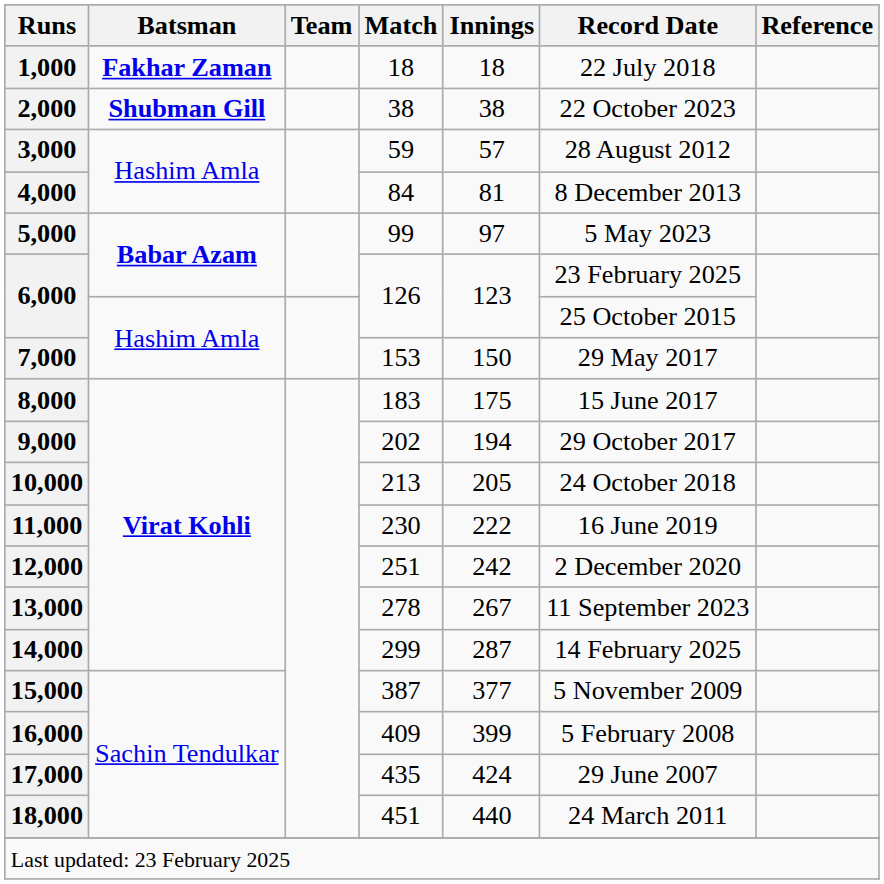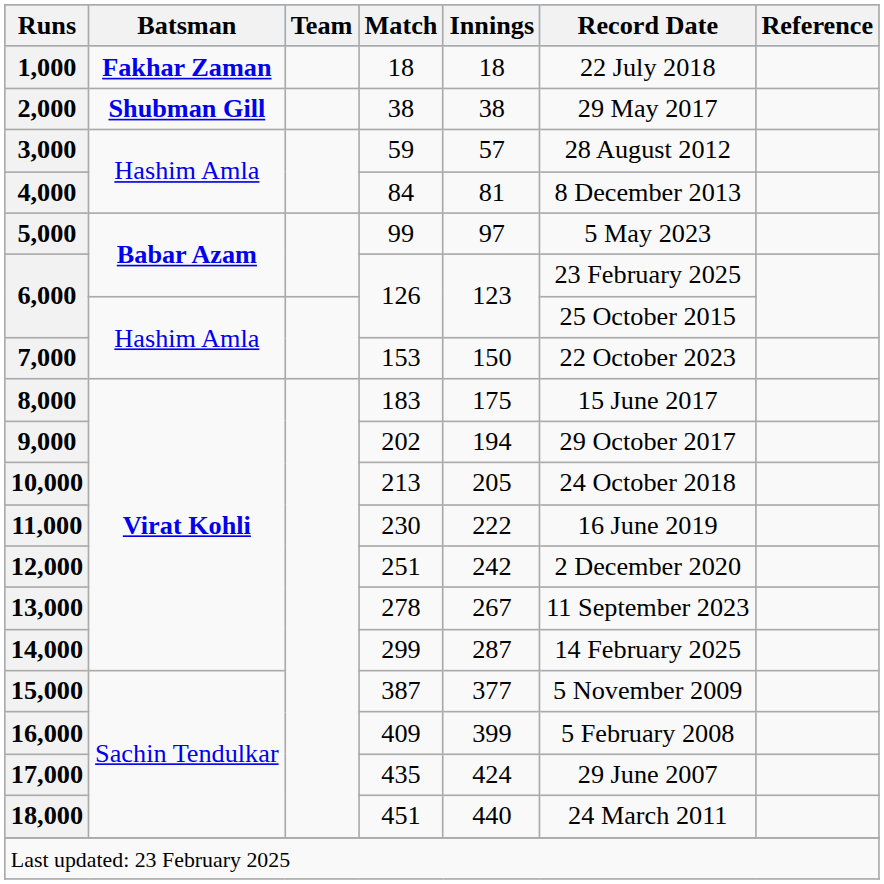(648, 108) 22 October 2023 -> (648, 108) 29 May 2017
(648, 358) 29 May 2017 -> (648, 358) 22 October 2023
